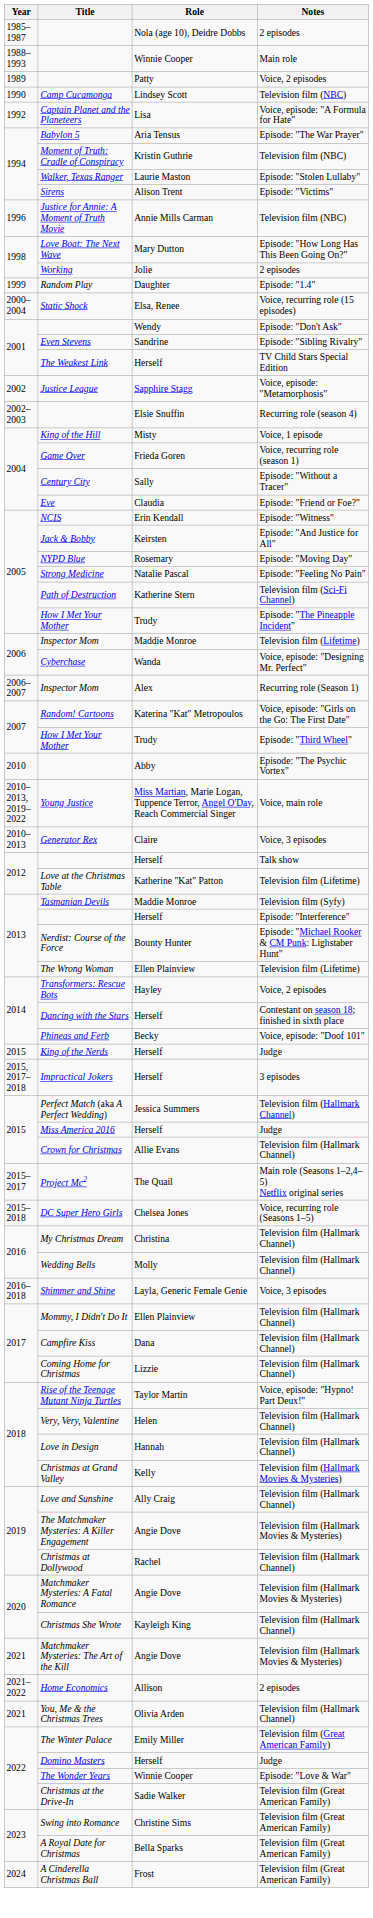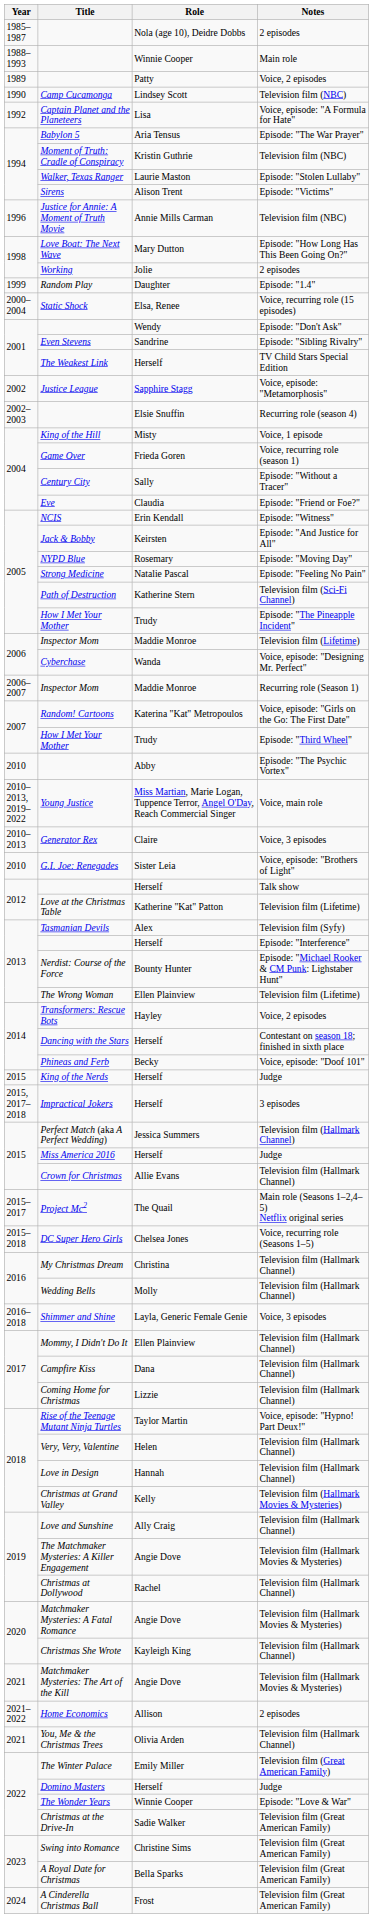(143, 688) Alex -> (165, 688) Maddie Monroe
+ row: (79, 866)
(165, 901) Maddie Monroe -> (143, 927) Alex
